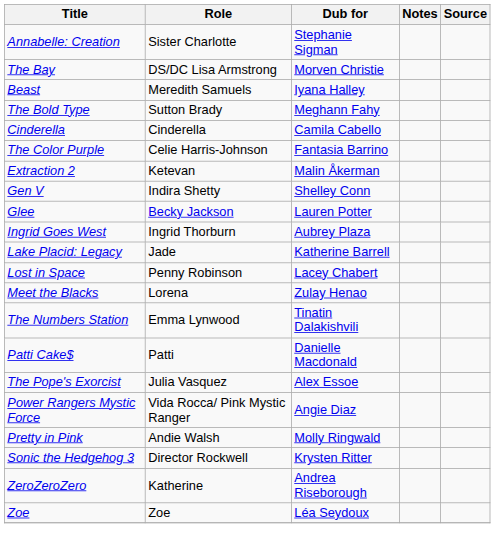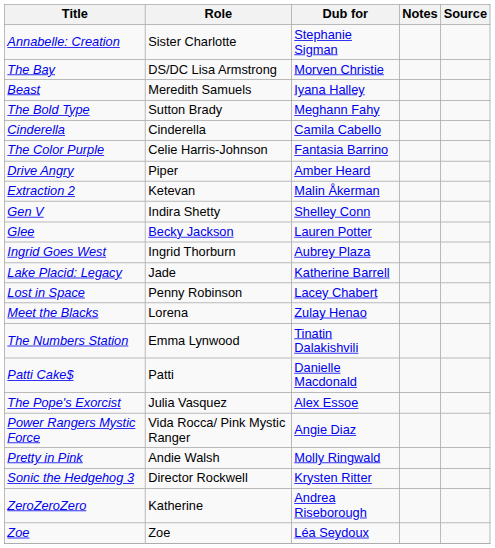+ row: (41, 171)
